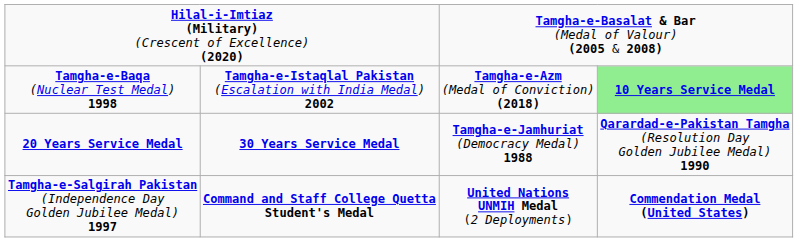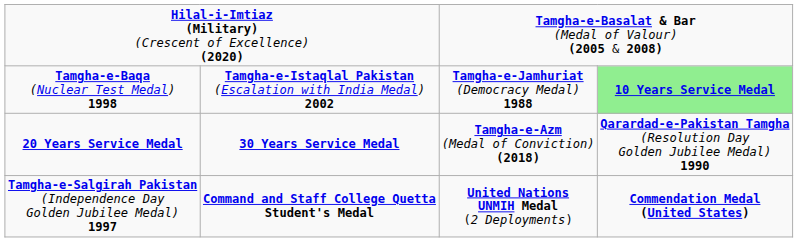(518, 90) Tamgha-e-Azm (Medal of Conviction) (2018) -> (518, 90) Tamgha-e-Jamhuriat (Democracy Medal) 1988
(518, 144) Tamgha-e-Jamhuriat (Democracy Medal) 1988 -> (518, 144) Tamgha-e-Azm (Medal of Conviction) (2018)
